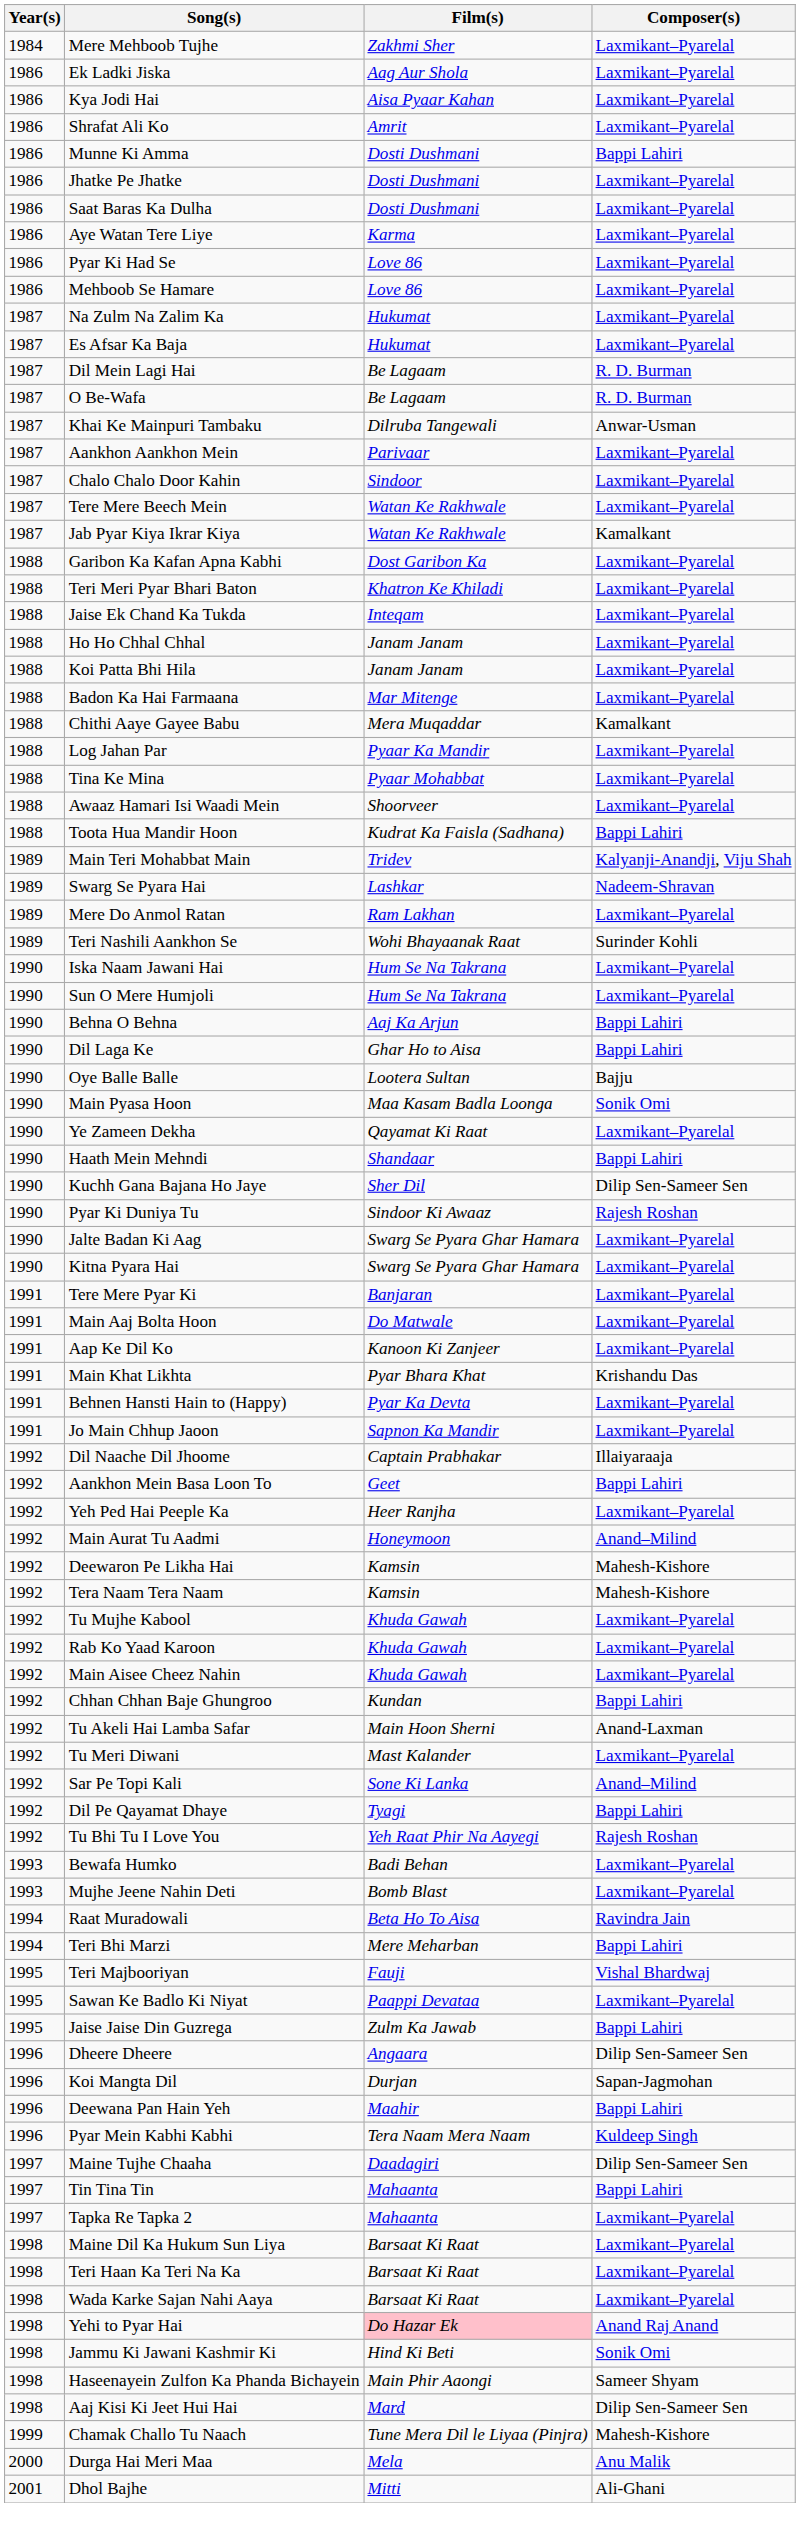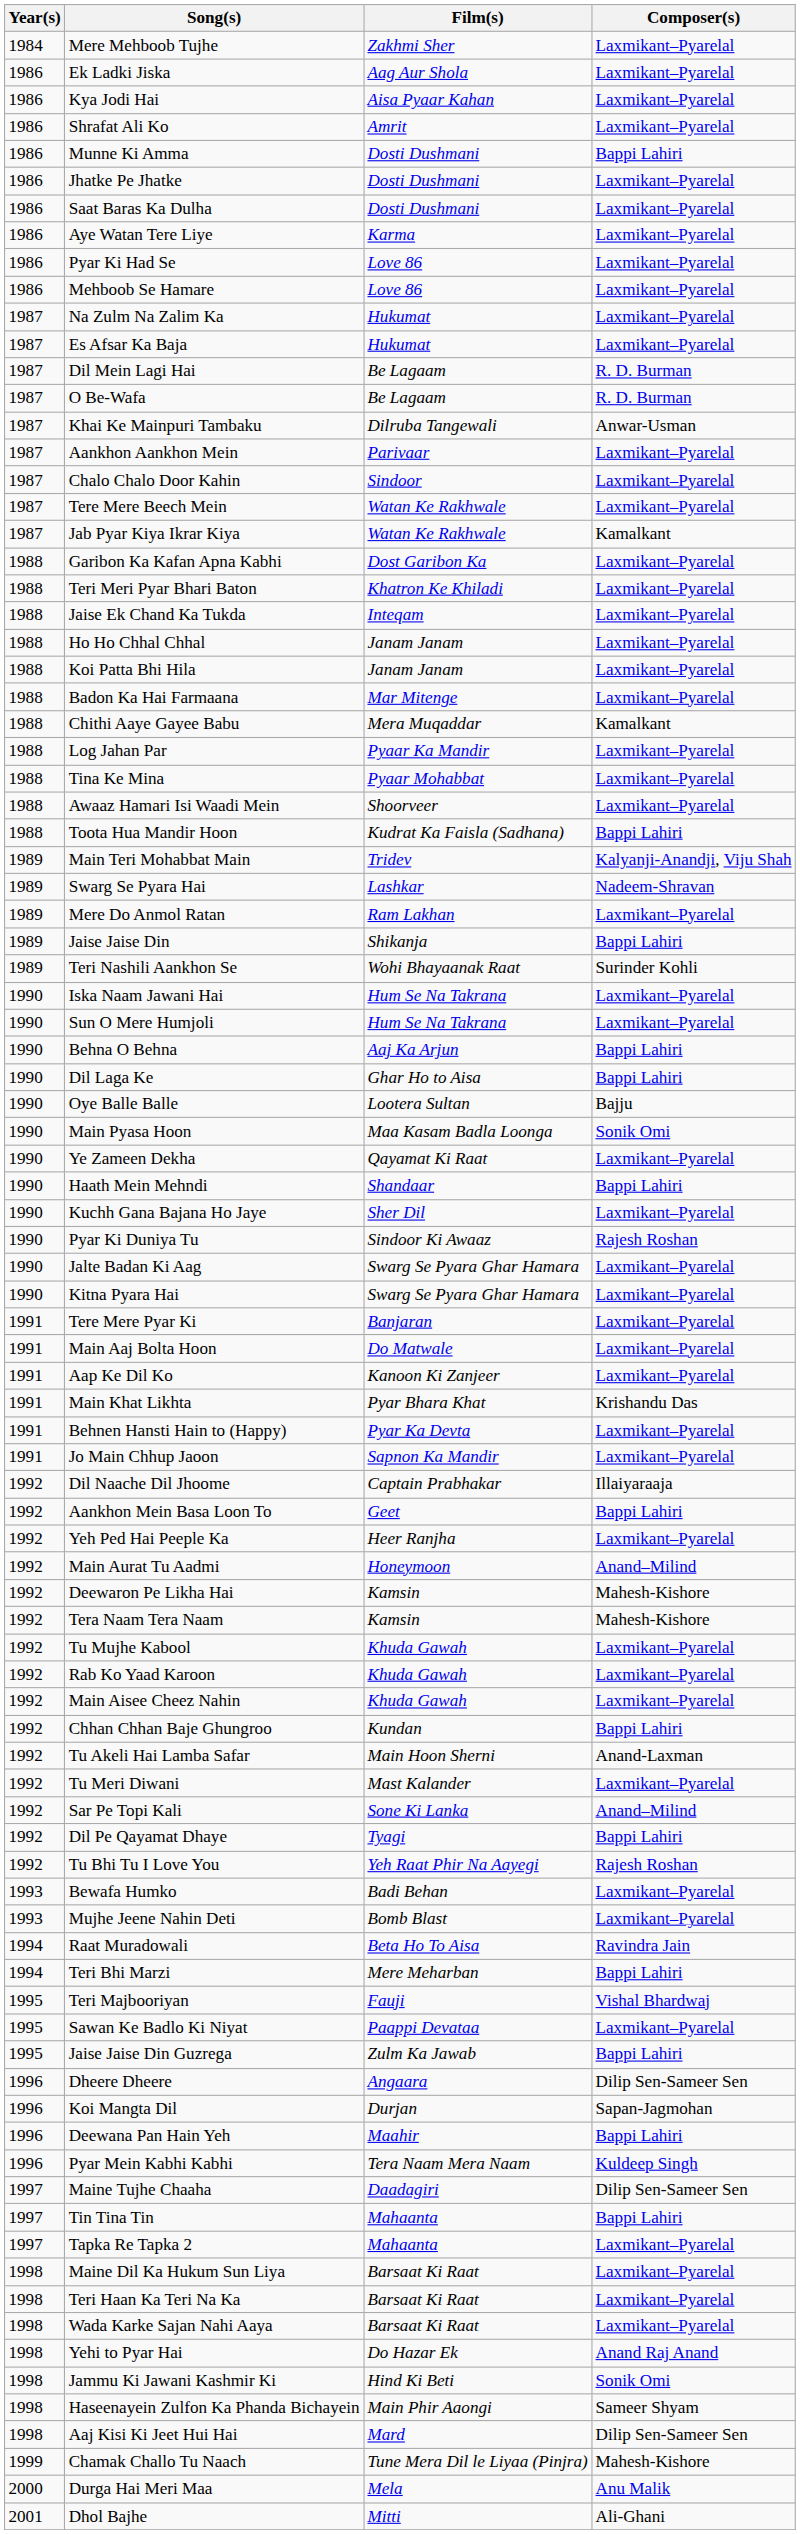+ row: (119, 941)
(672, 1185) Dilip Sen-Sameer Sen -> (665, 1212) Laxmikant–Pyarelal
(413, 2325) pink background -> (413, 2353) no background
